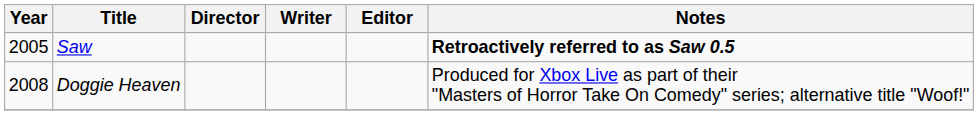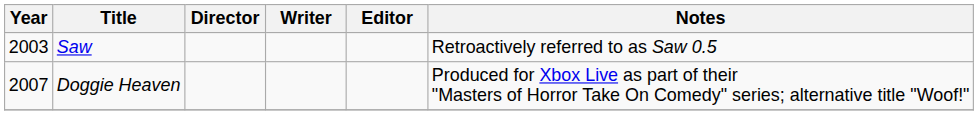(29, 47) 2005 -> (29, 47) 2003
(583, 47) bold -> (574, 47) normal
(29, 85) 2008 -> (29, 85) 2007
